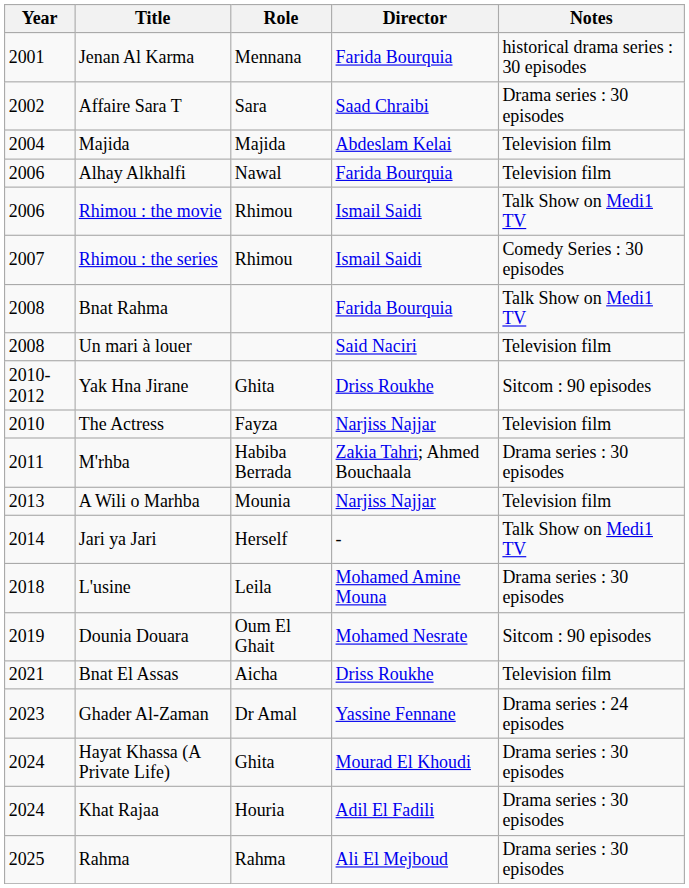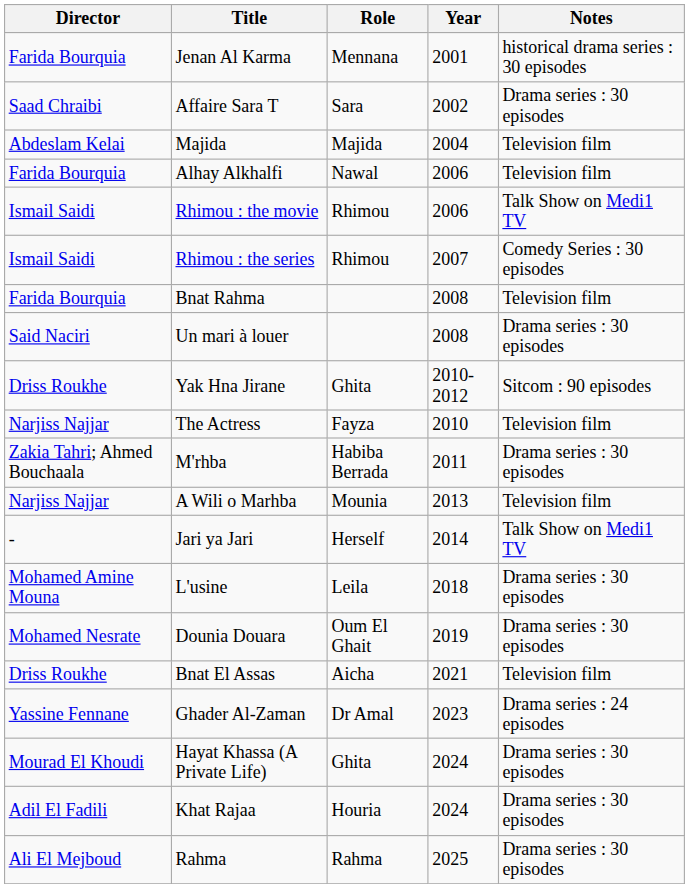columns swapped: (40, 18) <-> (415, 18)
(578, 308) Talk Show on Medi1 TV -> (557, 298) Television film
(557, 346) Television film -> (565, 336) Drama series : 30 episodes
(577, 636) Sitcom : 90 episodes -> (565, 636) Drama series : 30 episodes
